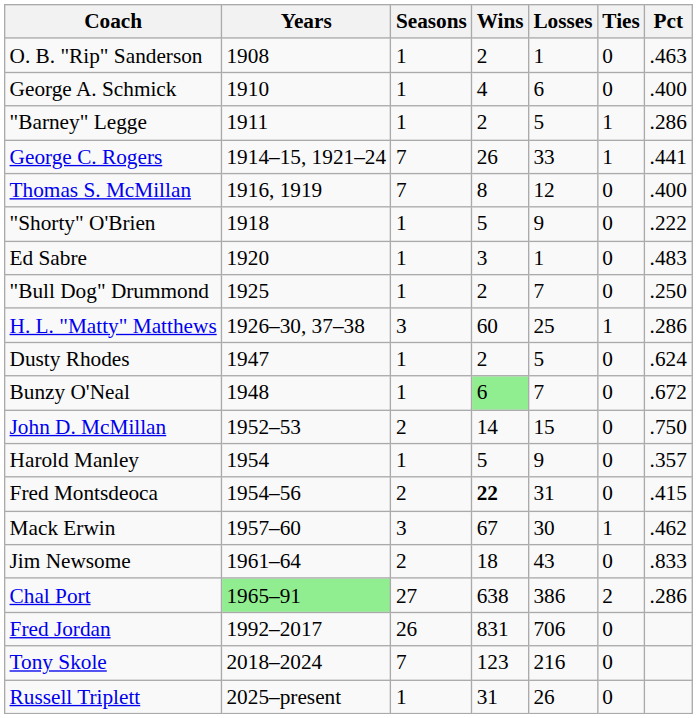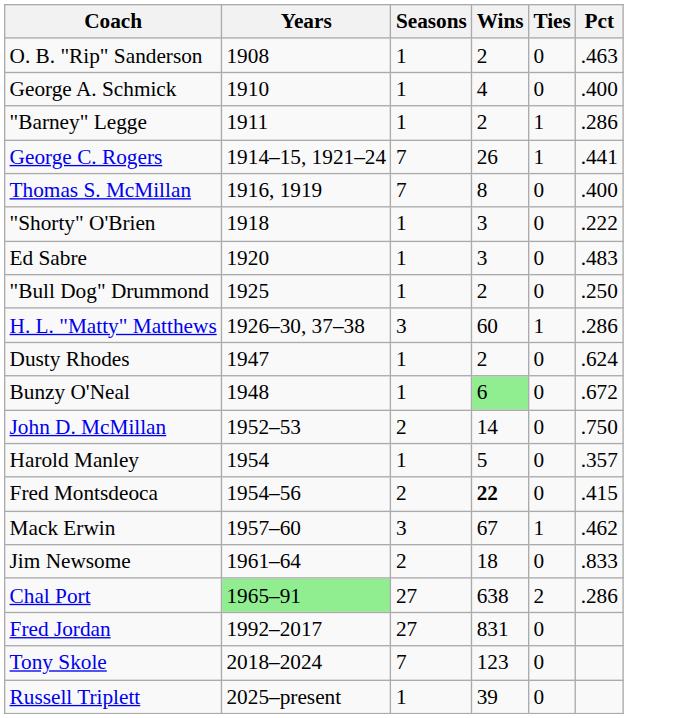- column: (563, 21)
(482, 223) 5 -> (482, 223) 3
(407, 628) 26 -> (407, 628) 27
(487, 696) 31 -> (487, 696) 39
